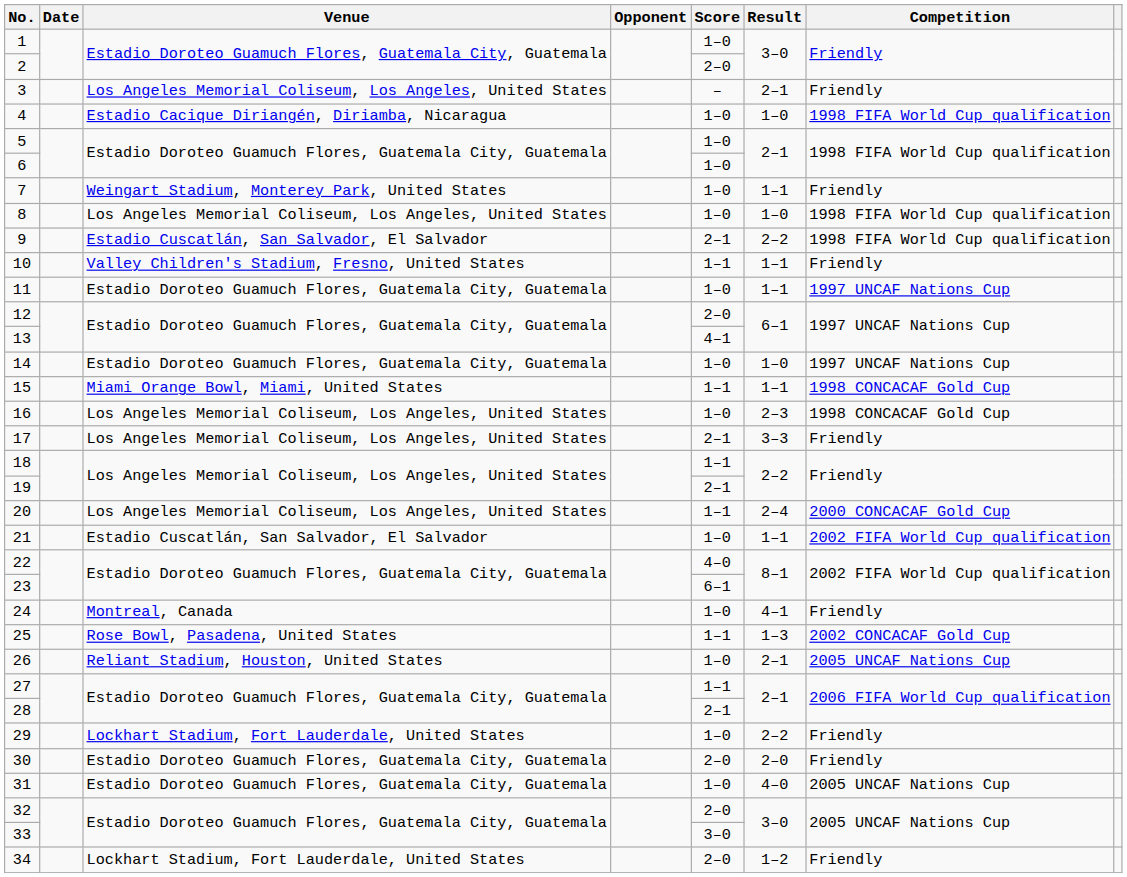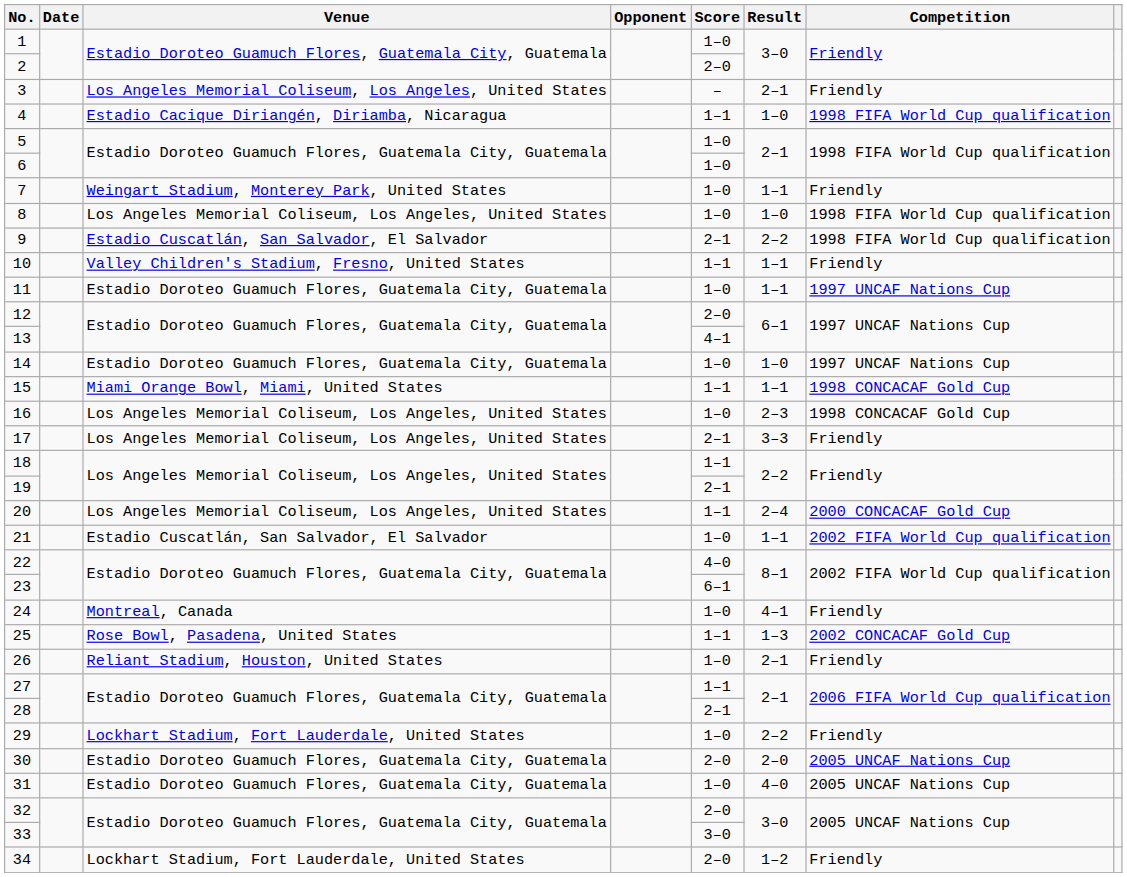(717, 116) 1–0 -> (717, 116) 1–1
(910, 662) 2005 UNCAF Nations Cup -> (846, 662) Friendly
(846, 761) Friendly -> (910, 761) 2005 UNCAF Nations Cup
